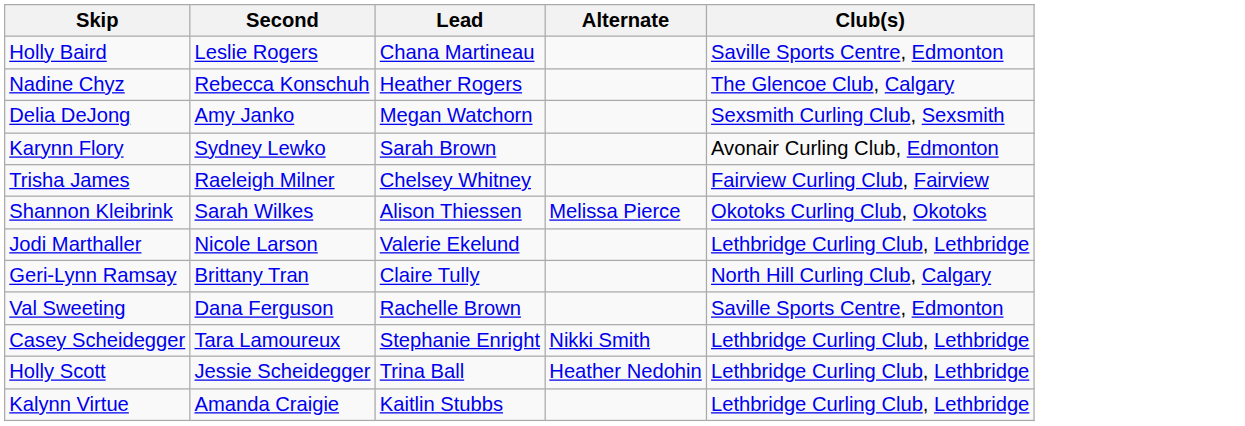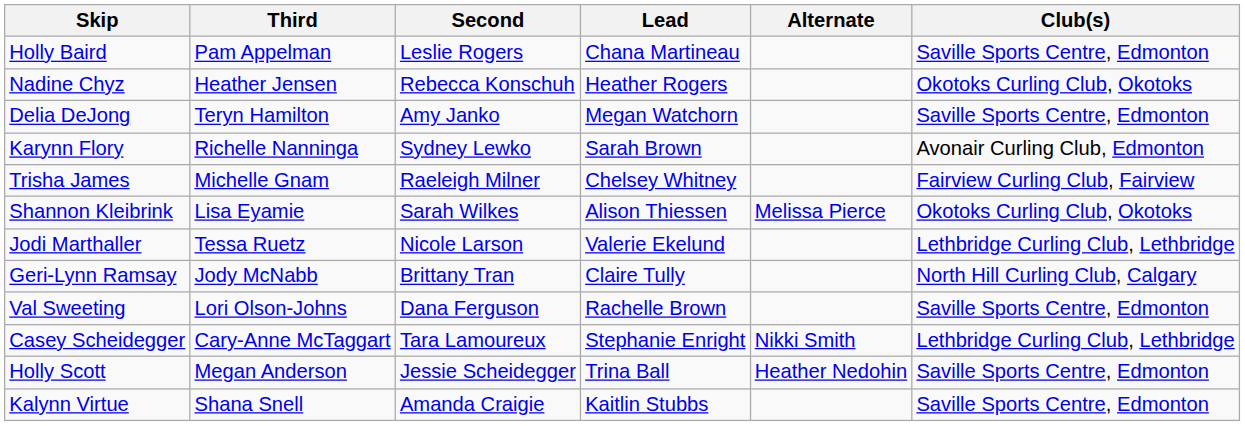+ column: (293, 20)
(833, 84) The Glencoe Club, Calgary -> (1054, 84) Okotoks Curling Club, Okotoks
(858, 116) Sexsmith Curling Club, Sexsmith -> (1063, 116) Saville Sports Centre, Edmonton
(870, 372) Lethbridge Curling Club, Lethbridge -> (1063, 372) Saville Sports Centre, Edmonton
(870, 404) Lethbridge Curling Club, Lethbridge -> (1063, 404) Saville Sports Centre, Edmonton
